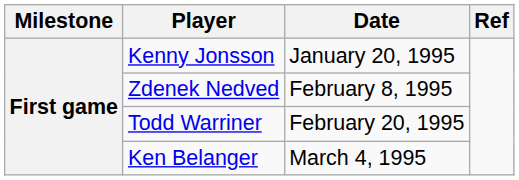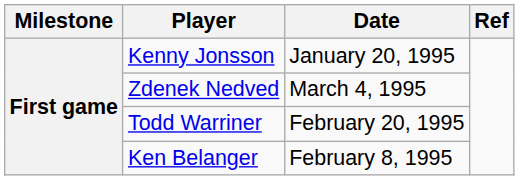(371, 89) February 8, 1995 -> (358, 89) March 4, 1995
(358, 157) March 4, 1995 -> (371, 157) February 8, 1995
